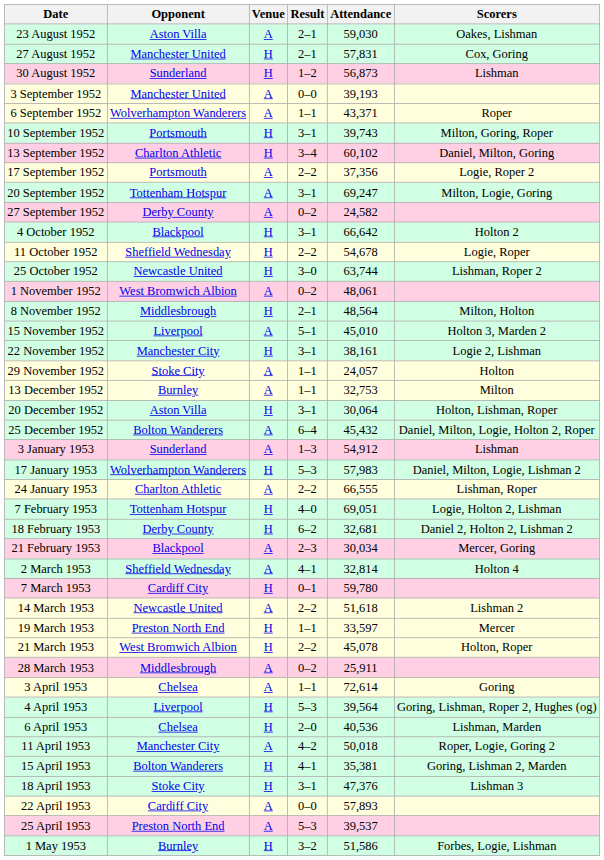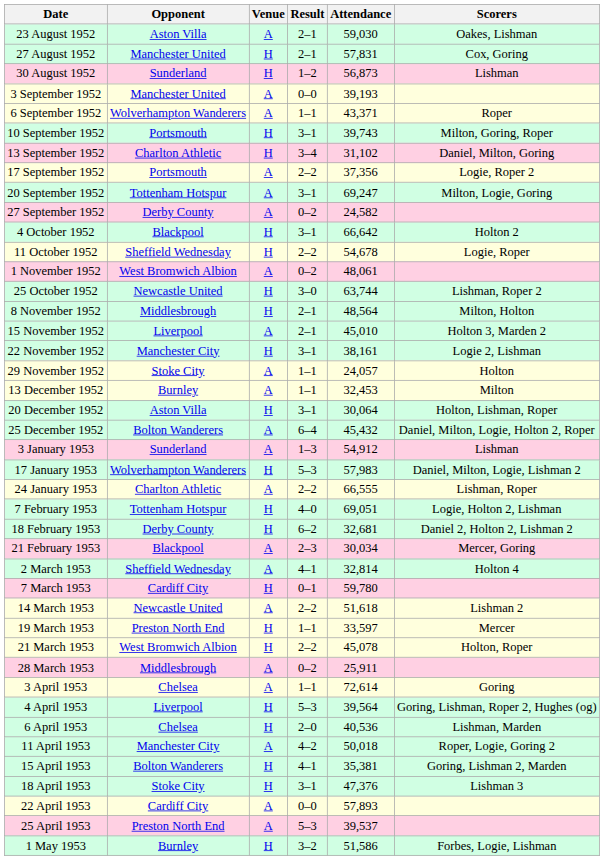(361, 152) 60,102 -> (361, 152) 31,102
rows swapped: (56, 271) <-> (56, 291)
(307, 331) 5–1 -> (307, 331) 2–1
(361, 390) 32,753 -> (361, 390) 32,453
